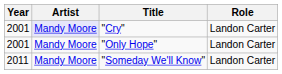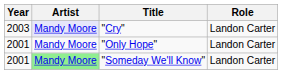(18, 28) 2001 -> (18, 28) 2003
(18, 61) 2011 -> (18, 61) 2001
(65, 61) no background -> (65, 61) lightgreen background
